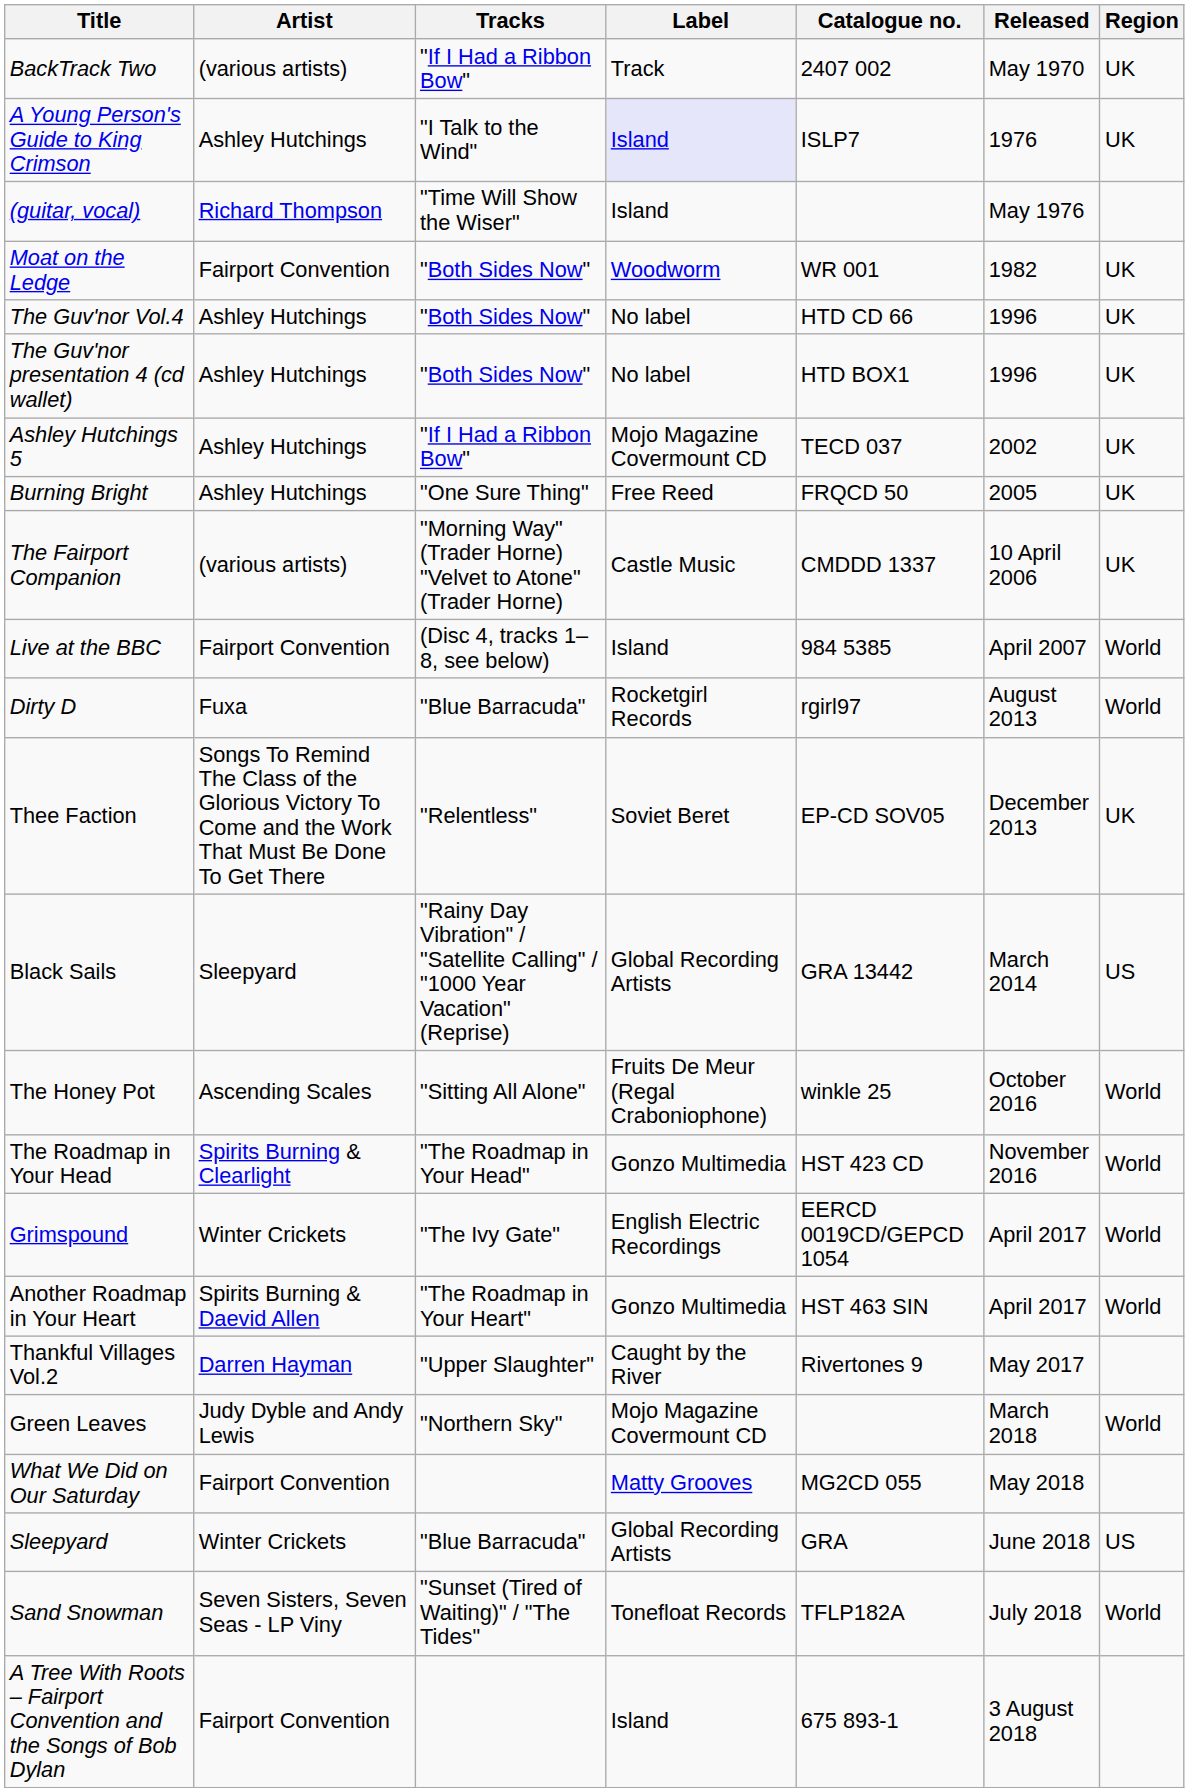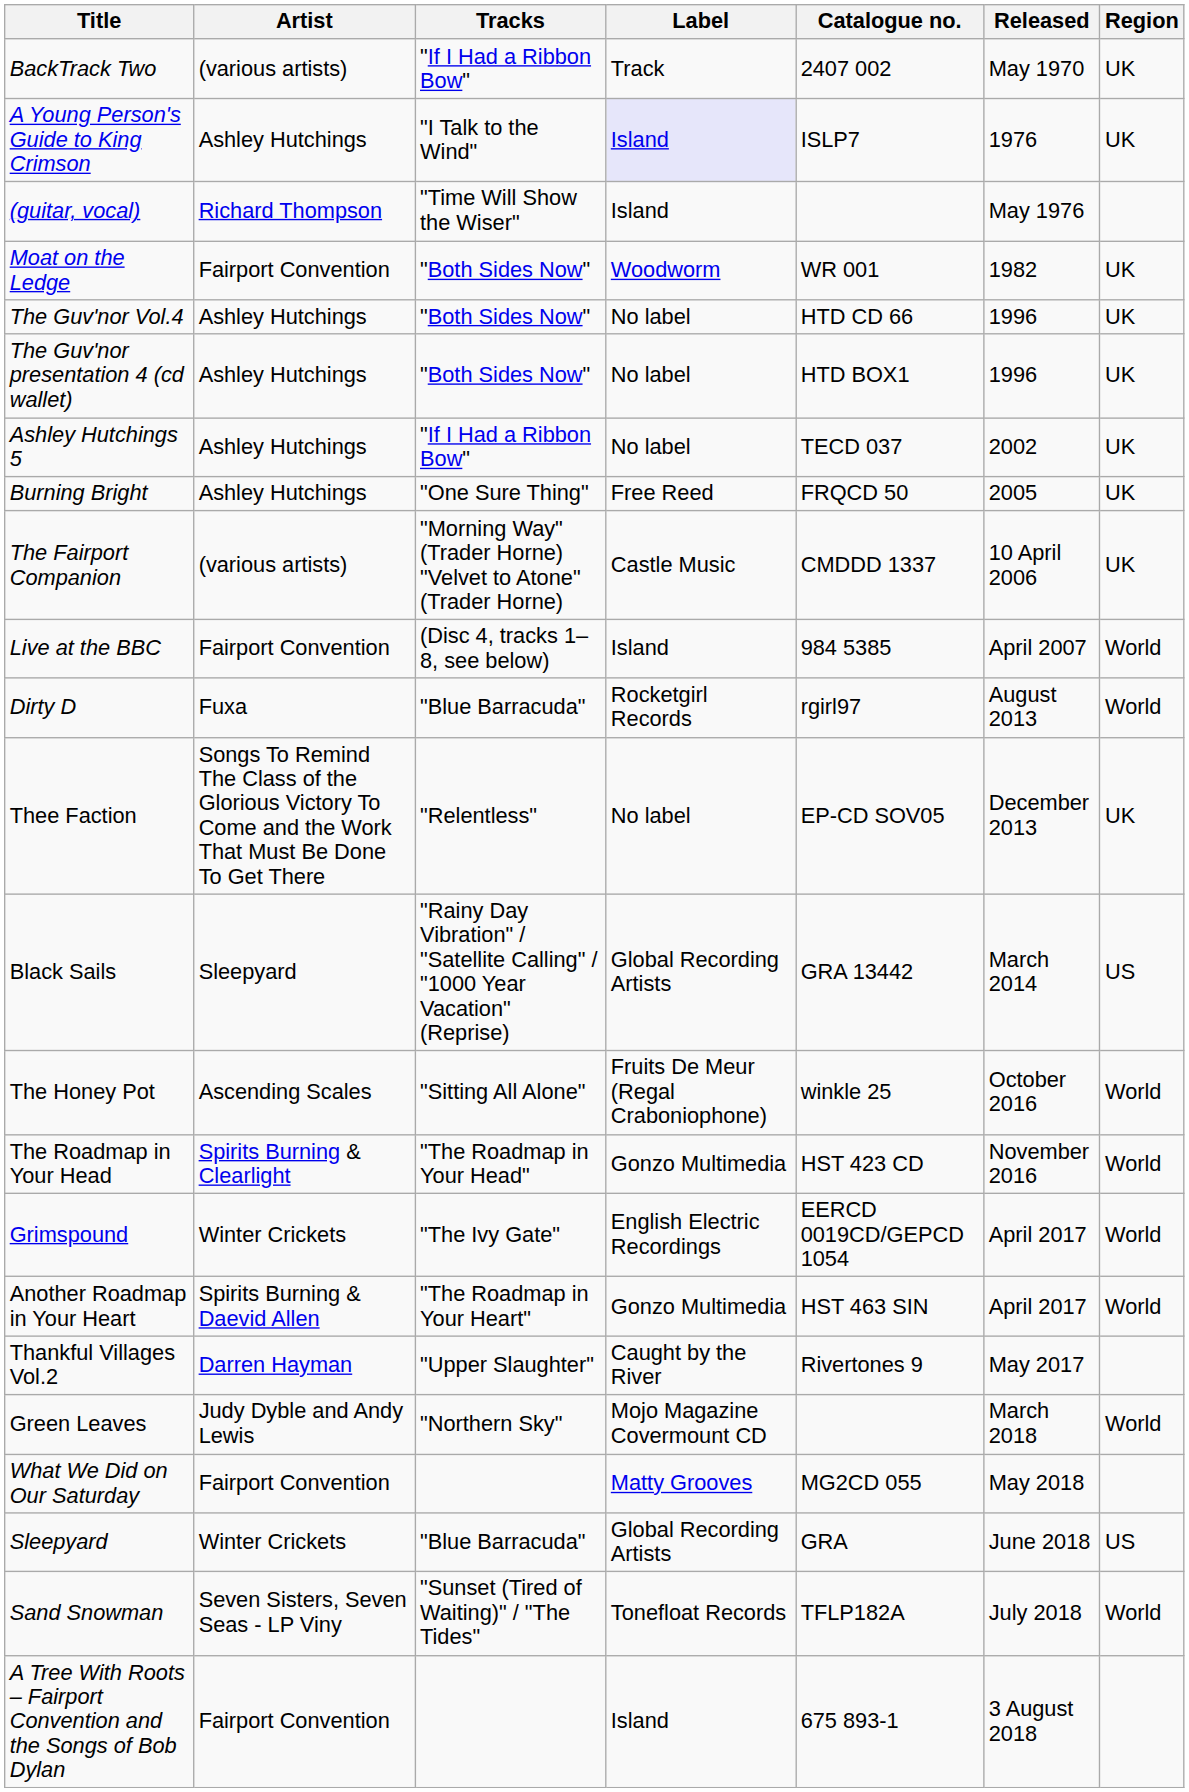(689, 446) Mojo Magazine Covermount CD -> (651, 446) No label
(670, 815) Soviet Beret -> (651, 815) No label
